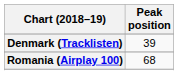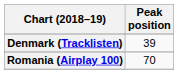(149, 60) 68 -> (149, 60) 70
